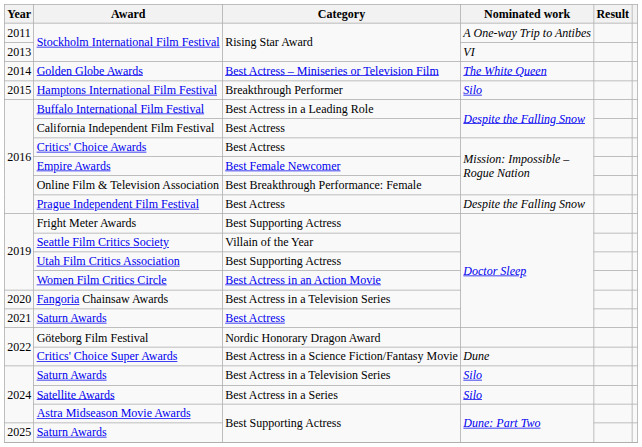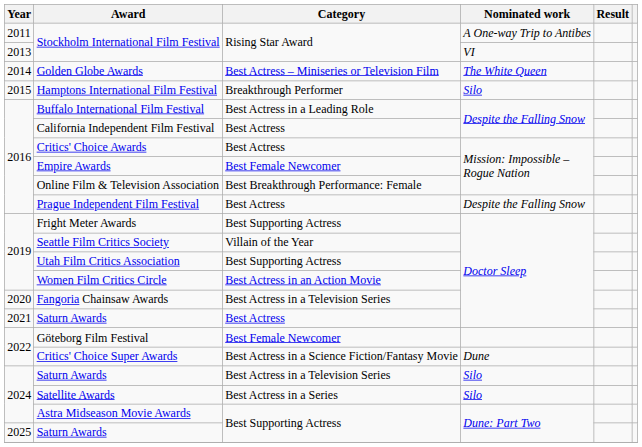(303, 337) Nordic Honorary Dragon Award -> (283, 337) Best Female Newcomer
